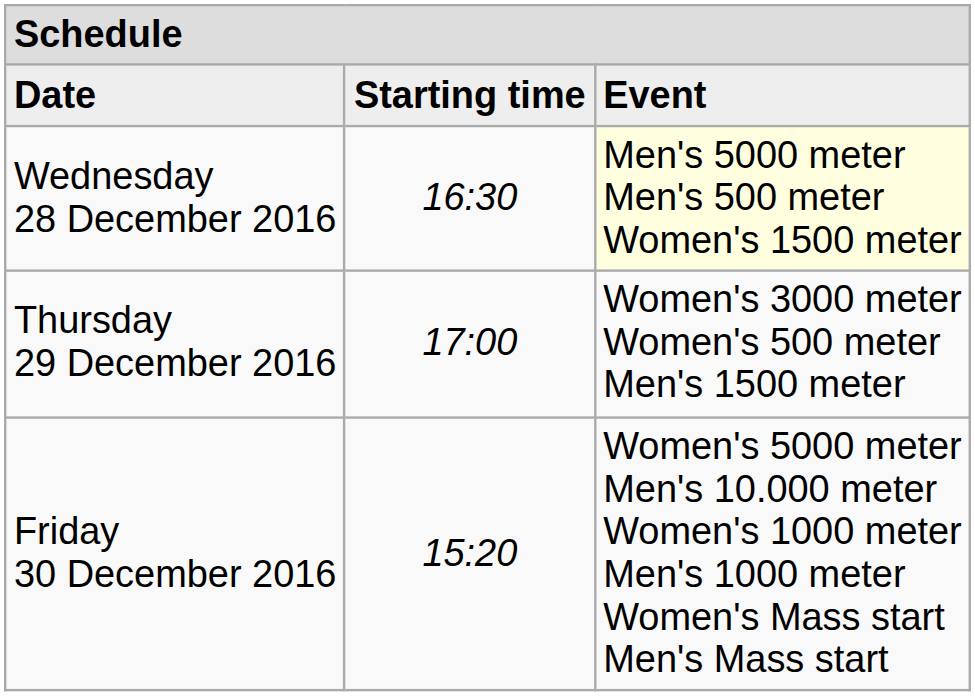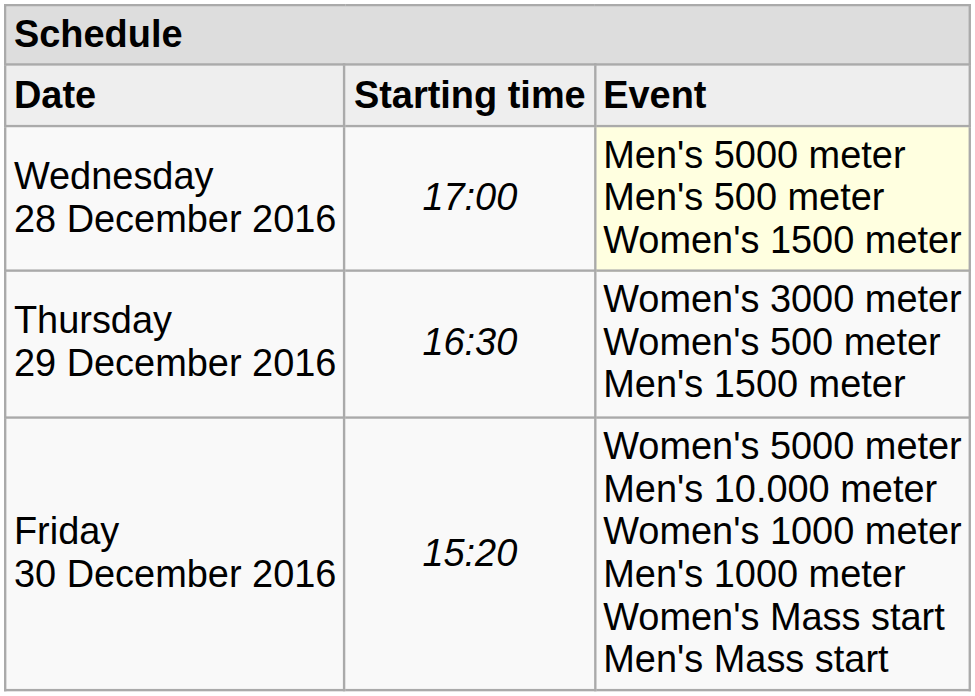(470, 197) 16:30 -> (470, 197) 17:00
(470, 342) 17:00 -> (470, 342) 16:30
